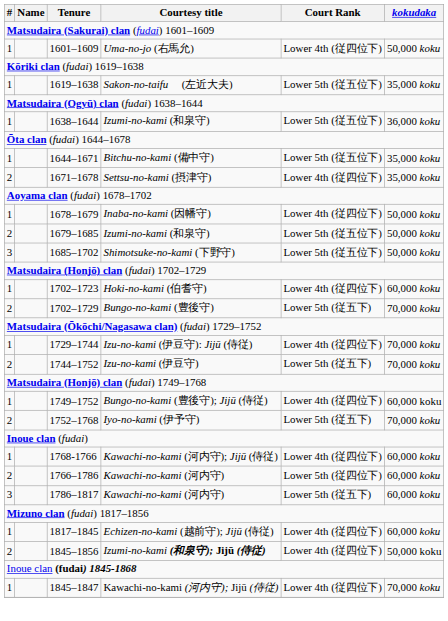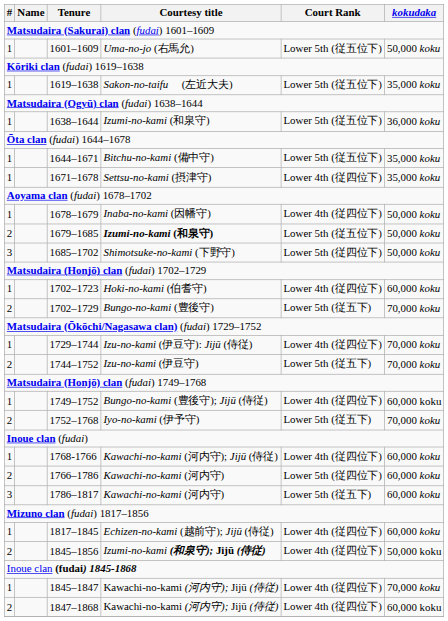(333, 48) Lower 4th (従四位下) -> (333, 48) Lower 5th (従五位下)
(10, 177) 2 -> (10, 177) 1
(157, 233) normal -> (158, 233) bold
(333, 252) Lower 5th (従五位下) -> (333, 252) Lower 5th (従四位下)
+ row: (74, 607)
